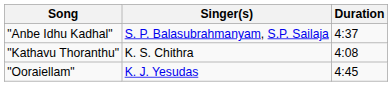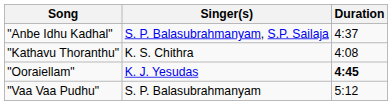(346, 72) normal -> (347, 72) bold
+ row: (53, 91)
